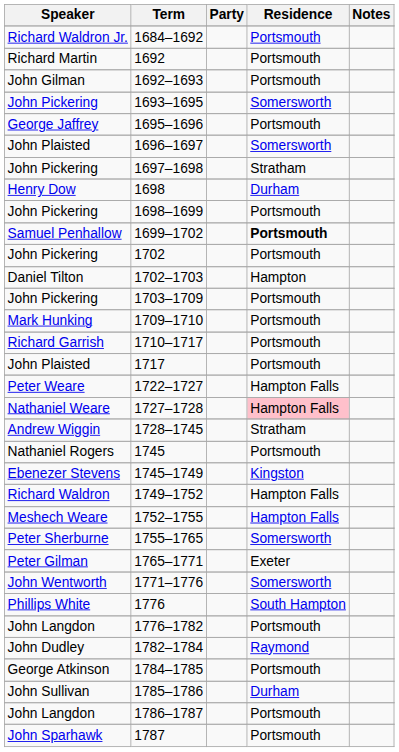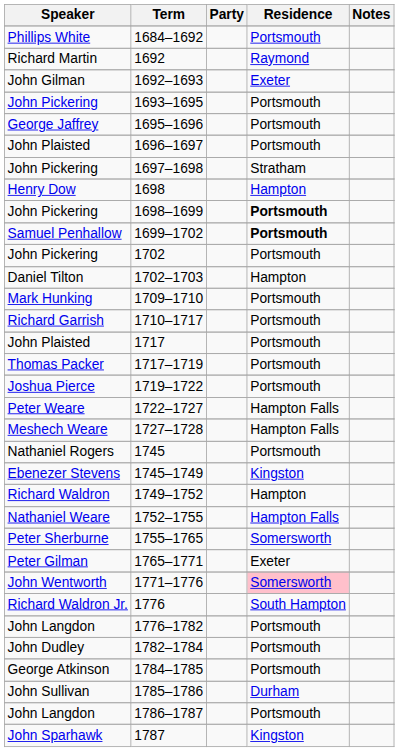(68, 37) Richard Waldron Jr. -> (49, 37) Phillips White
(285, 59) Portsmouth -> (280, 59) Raymond
(285, 80) Portsmouth -> (270, 80) Exeter
(291, 102) Somersworth -> (285, 102) Portsmouth
(291, 146) Somersworth -> (285, 146) Portsmouth
(275, 189) Durham -> (278, 189) Hampton
(285, 211) normal -> (289, 211) bold
- row: (169, 299)
+ row: (169, 364)
+ row: (169, 386)
(59, 408) Nathaniel Weare -> (58, 430) Meshech Weare
(295, 408) pink background -> (295, 430) no background
- row: (169, 430)
(295, 495) Hampton Falls -> (278, 495) Hampton
(58, 517) Meshech Weare -> (59, 517) Nathaniel Weare
(291, 582) no background -> (291, 582) pink background
(49, 604) Phillips White -> (68, 604) Richard Waldron Jr.
(280, 648) Raymond -> (285, 648) Portsmouth
(285, 735) Portsmouth -> (277, 735) Kingston
